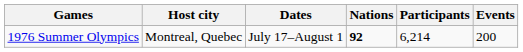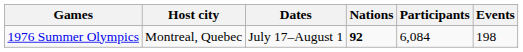(415, 36) 6,214 -> (415, 36) 6,084
(486, 36) 200 -> (486, 36) 198
